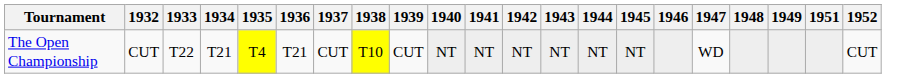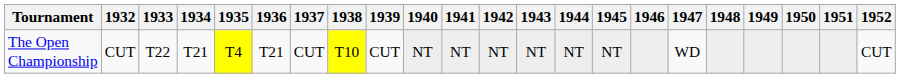+ column: (801, 17)
